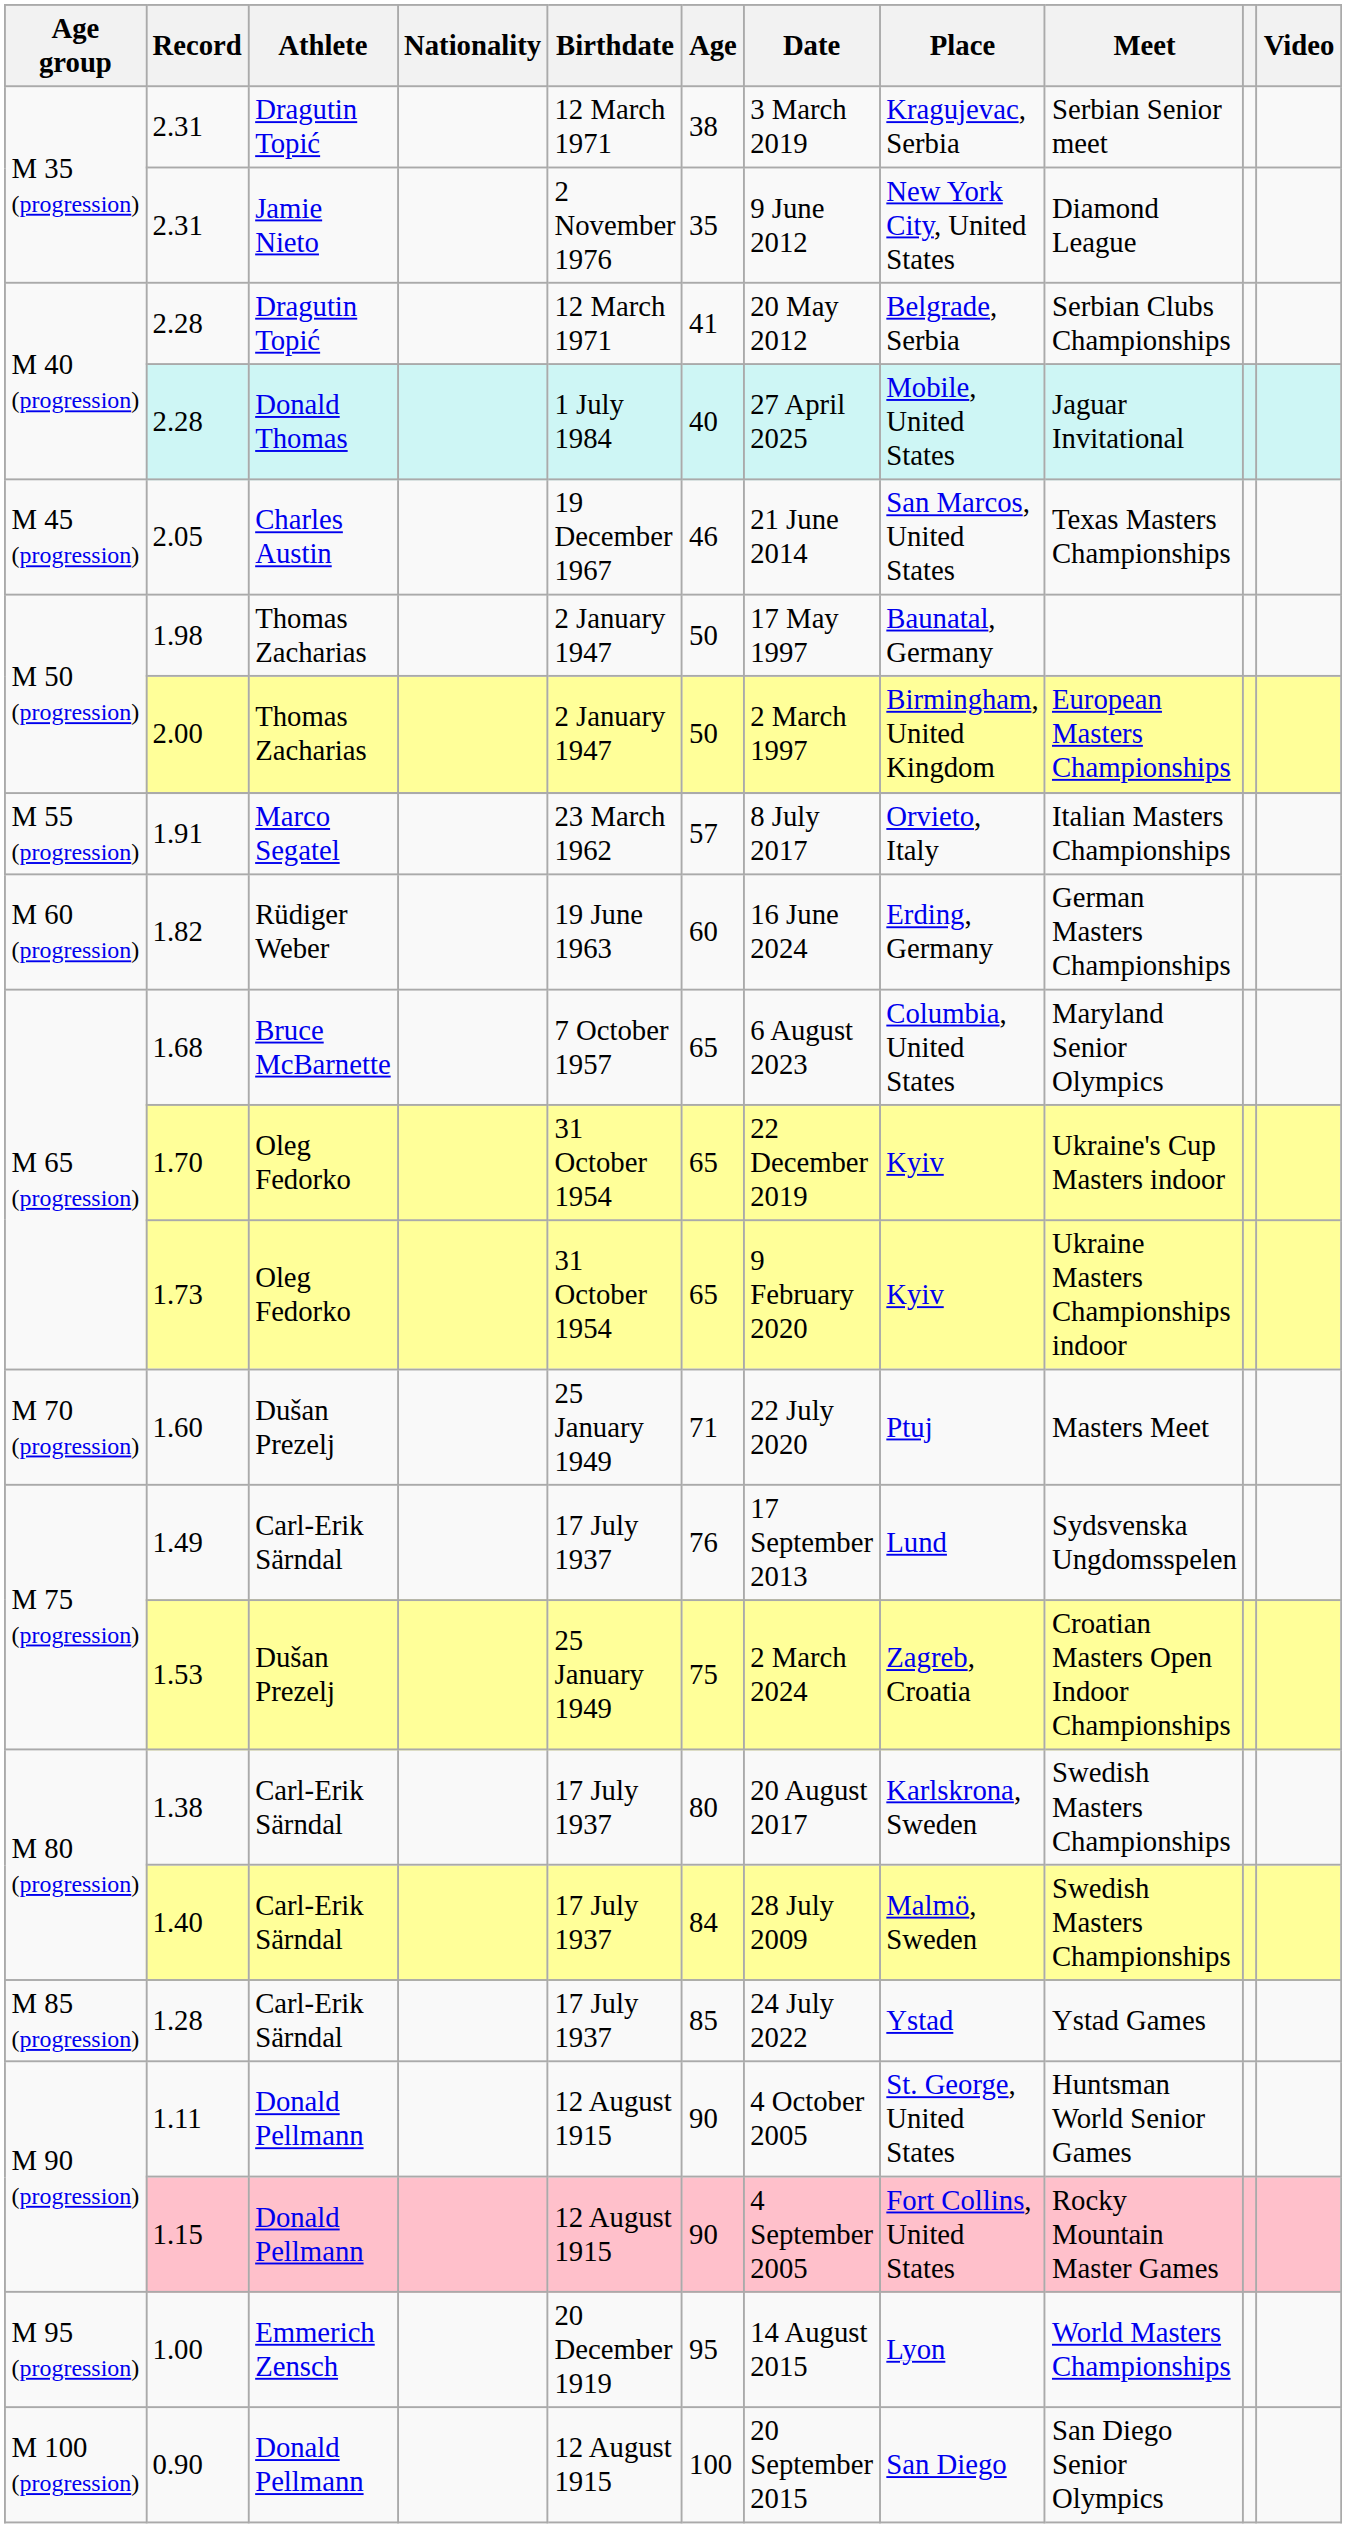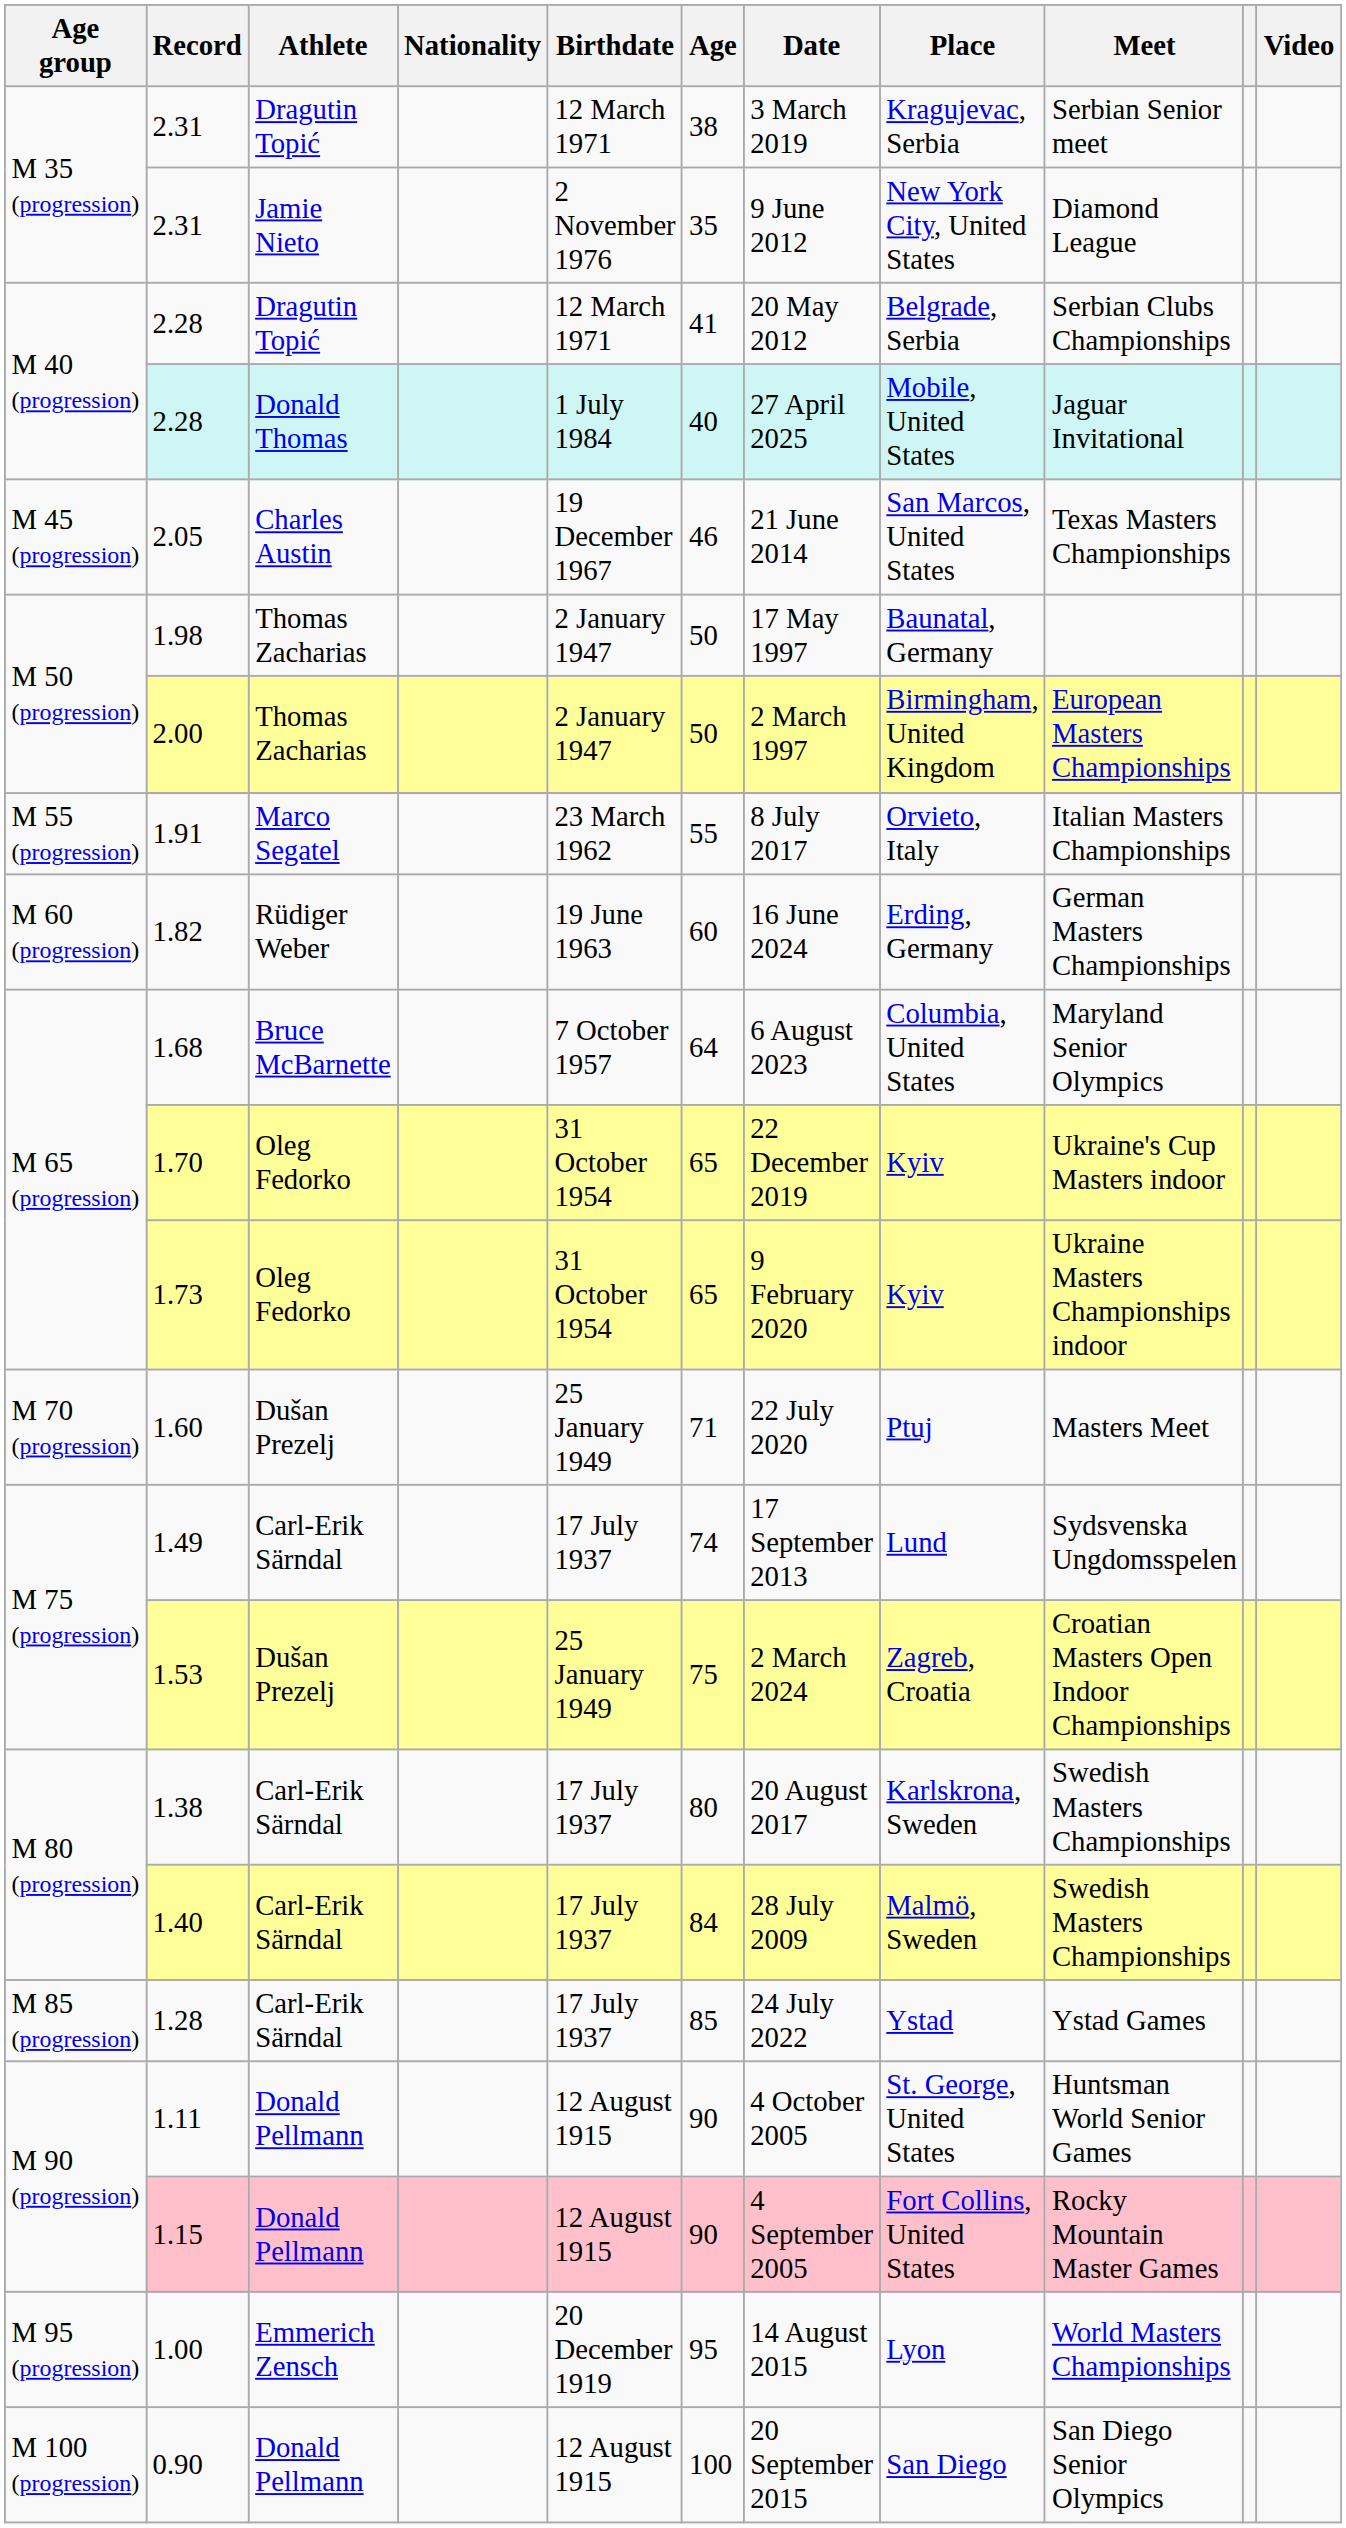(703, 832) 57 -> (703, 832) 55
(703, 1046) 65 -> (703, 1046) 64
(703, 1542) 76 -> (703, 1542) 74
